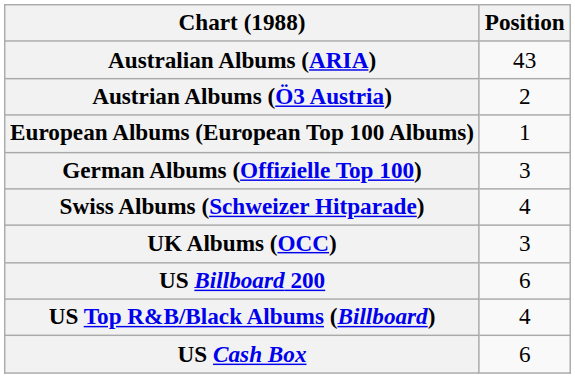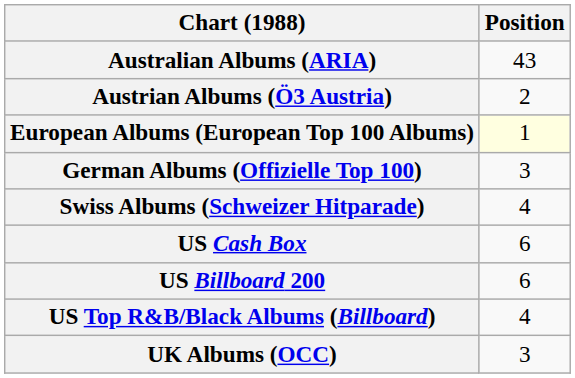(525, 133) no background -> (525, 133) lightyellow background
rows swapped: (242, 243) <-> (242, 354)
